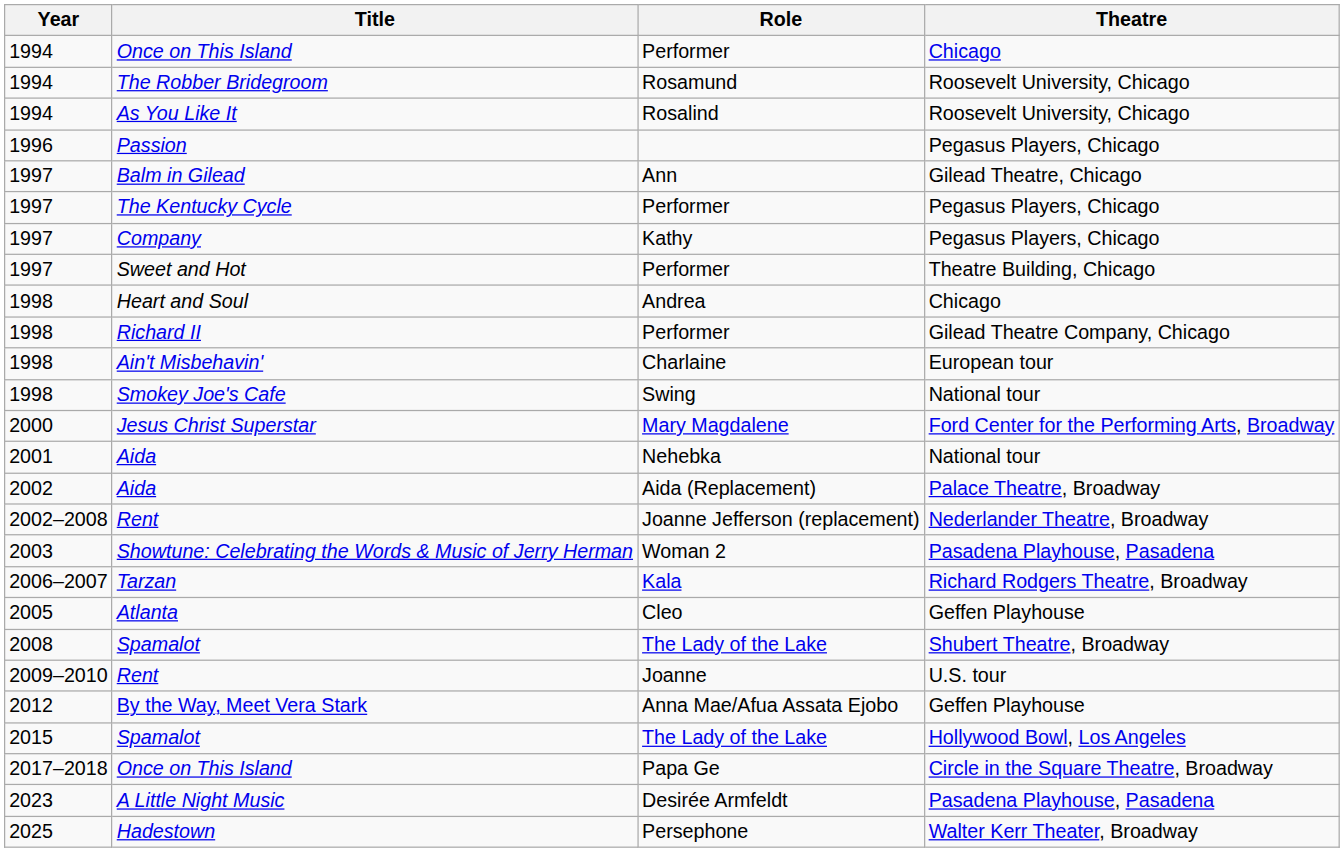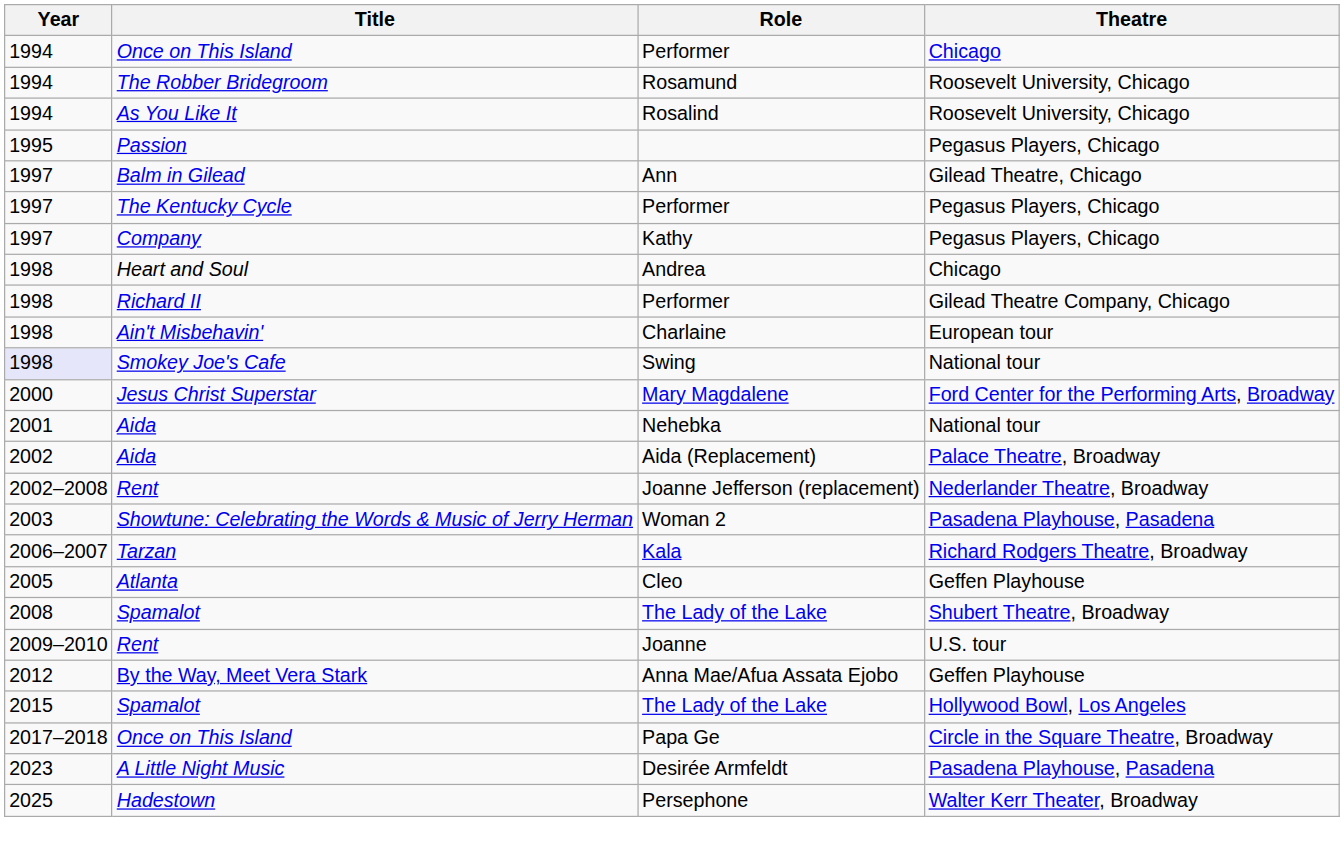(31, 144) 1996 -> (31, 144) 1995
- row: (181, 269)
(31, 394) no background -> (31, 363) lavender background
